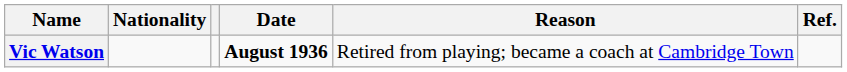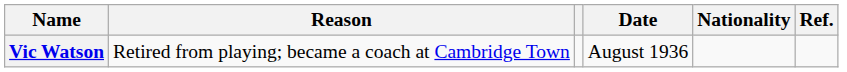columns swapped: (160, 19) <-> (565, 19)
(276, 50) bold -> (638, 50) normal
